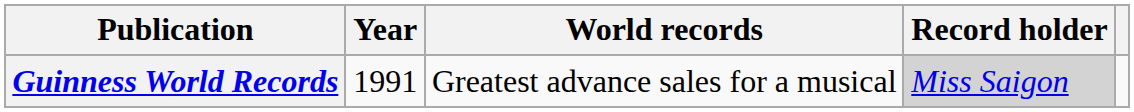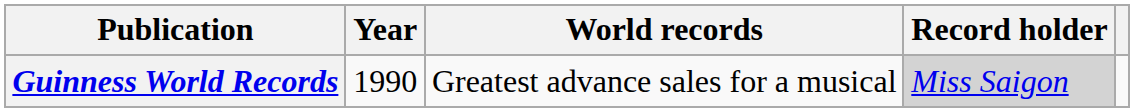(385, 80) 1991 -> (385, 80) 1990
